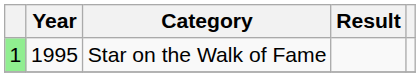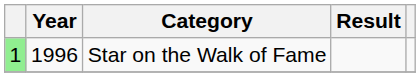(55, 54) 1995 -> (55, 54) 1996
